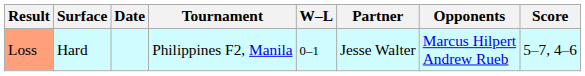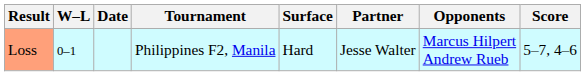columns swapped: (316, 16) <-> (82, 16)
